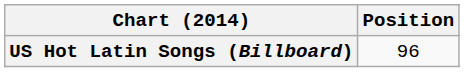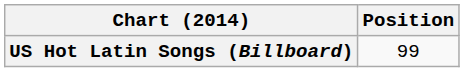(408, 51) 96 -> (408, 51) 99
